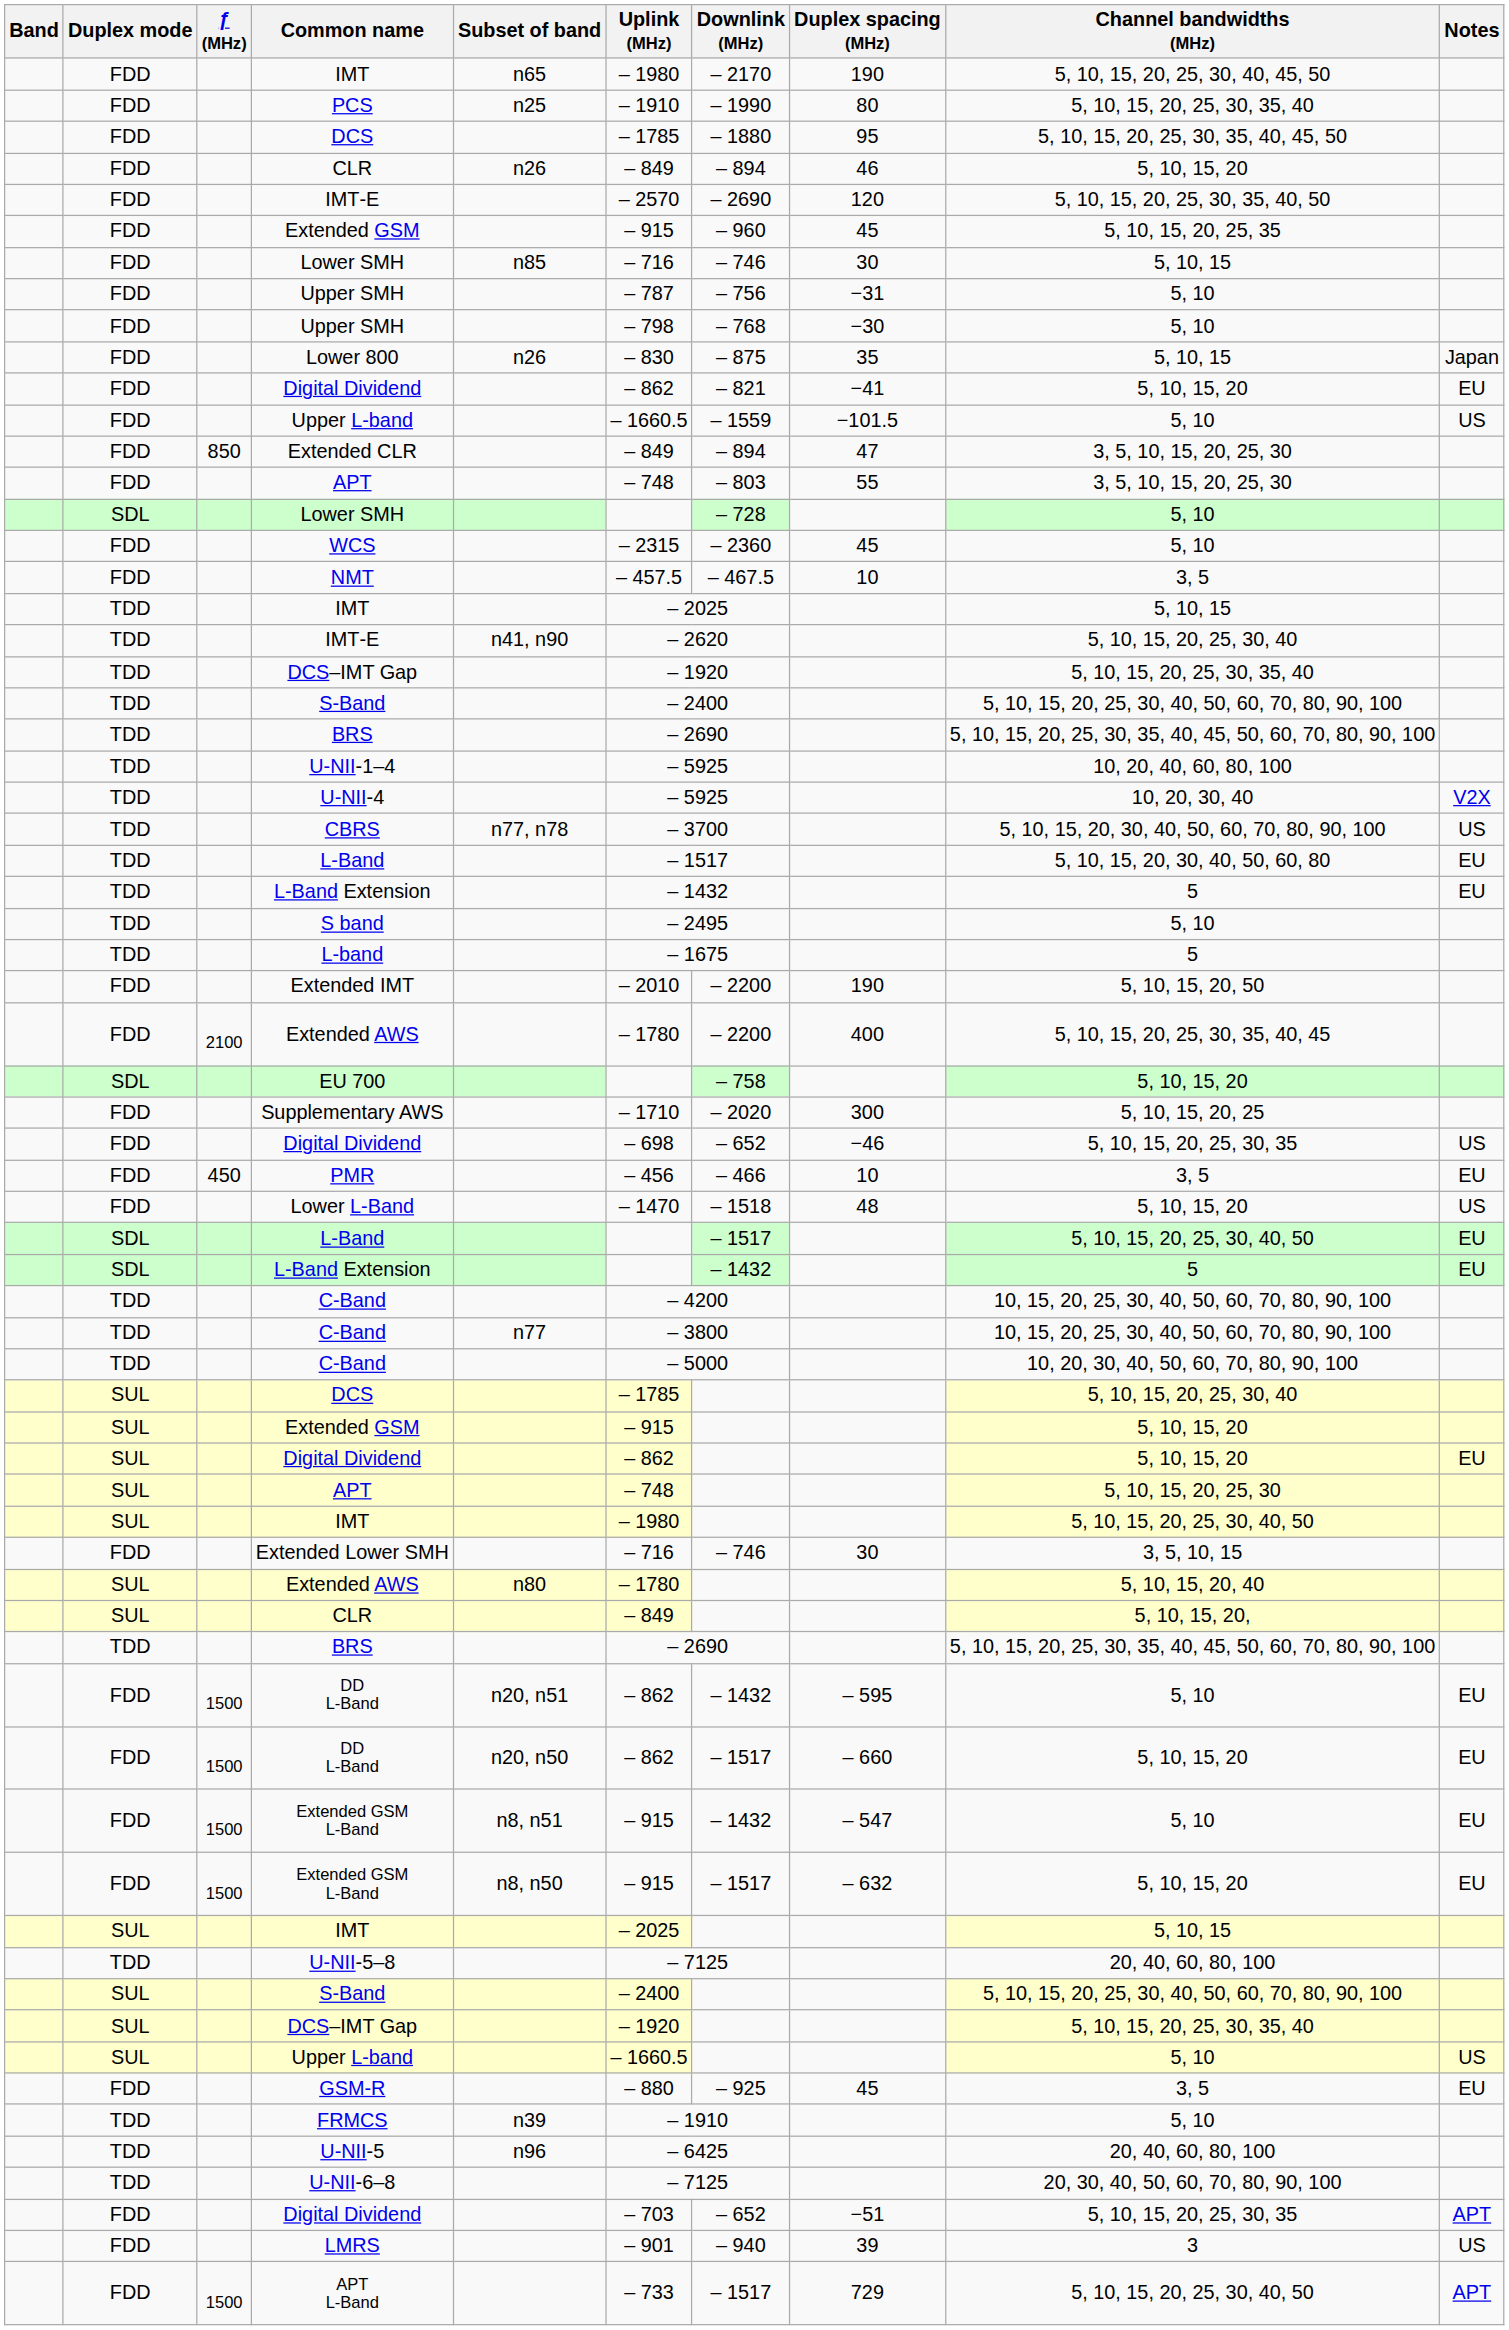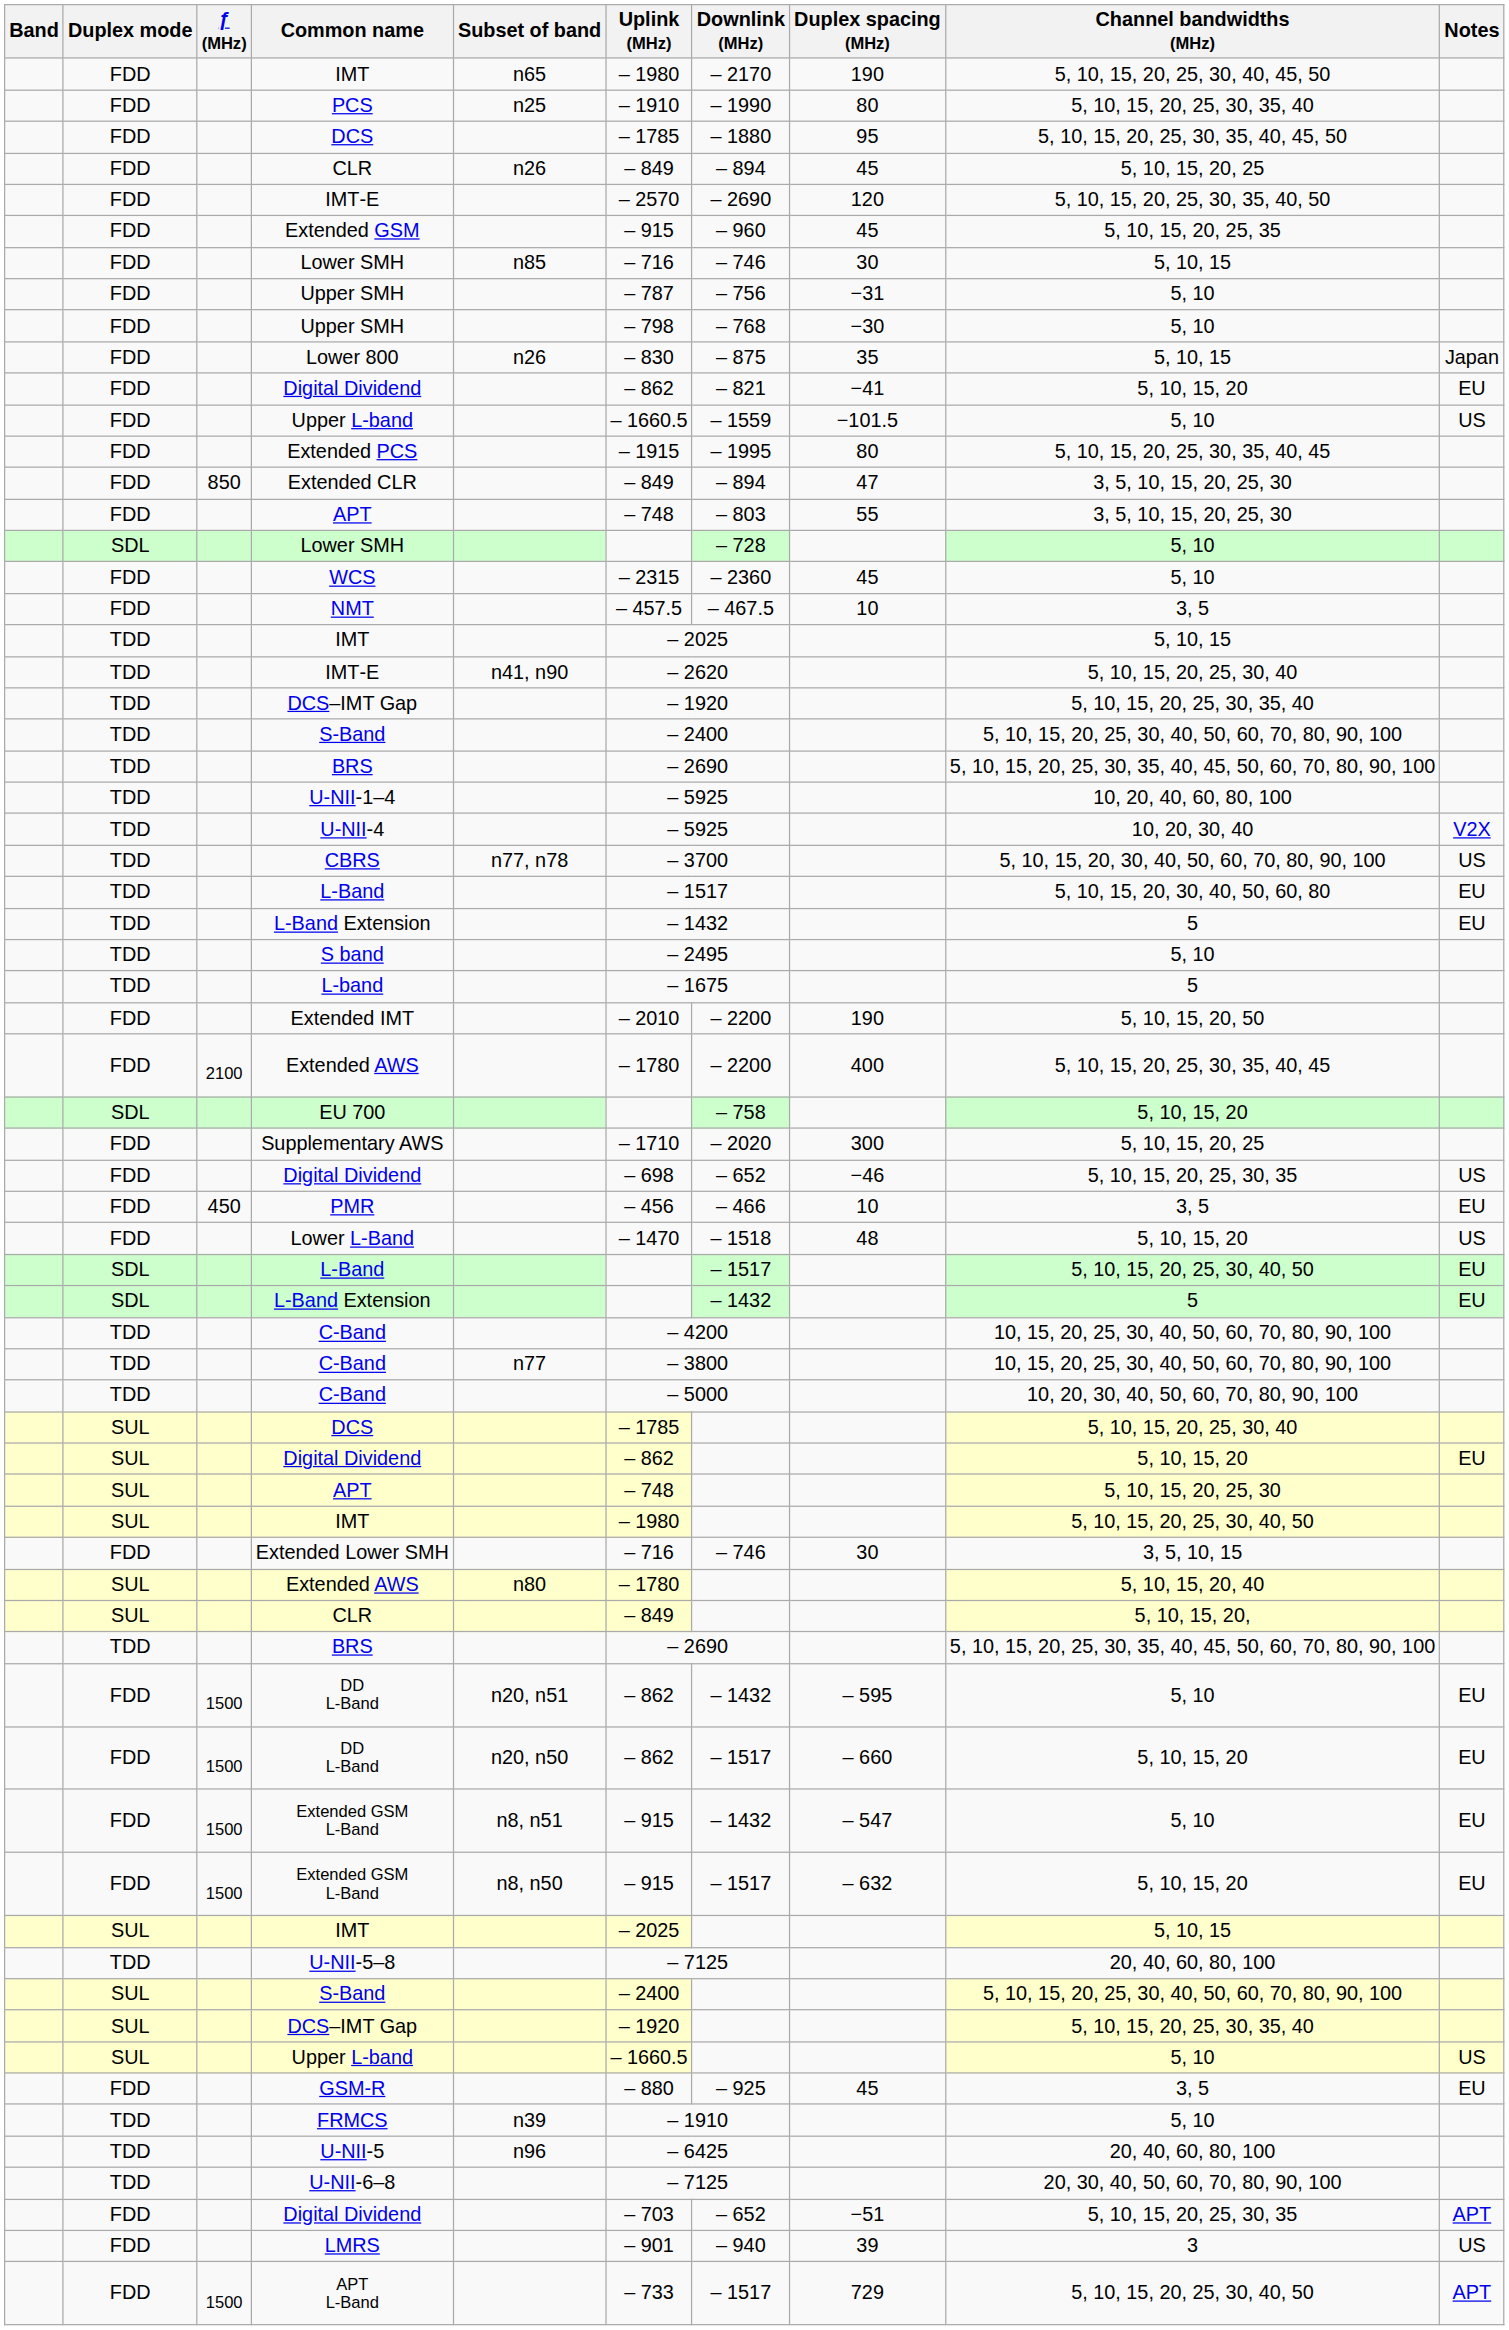(867, 168) 46 -> (867, 168) 45
(1193, 168) 5, 10, 15, 20 -> (1193, 168) 5, 10, 15, 20, 25
+ row: (130, 451)
- row: (130, 1427)
